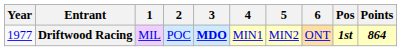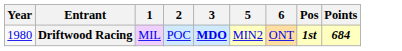- column: (248, 15)
(20, 35) 1977 -> (20, 35) 1980
(377, 35) 864 -> (341, 35) 684
